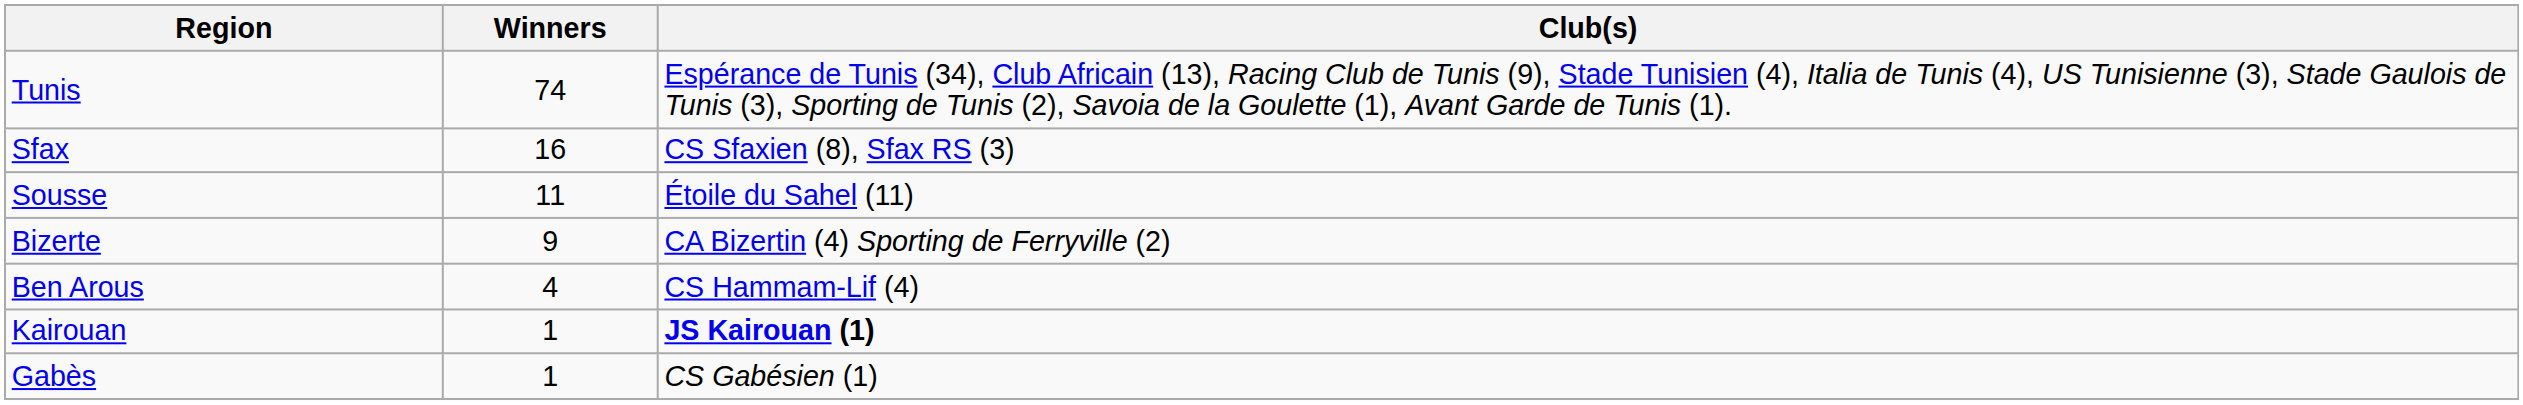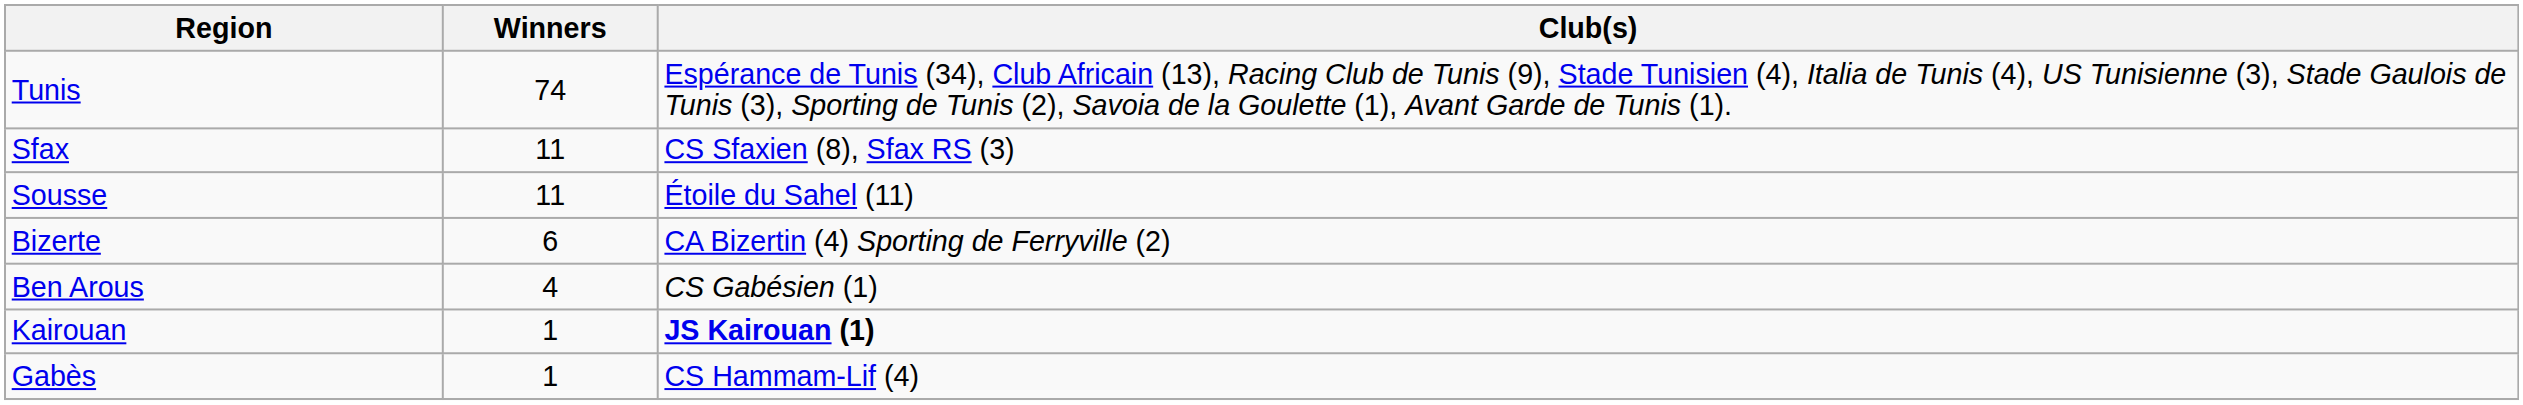(550, 150) 16 -> (550, 150) 11
(550, 241) 9 -> (550, 241) 6
(792, 286) CS Hammam-Lif (4) -> (771, 286) CS Gabésien (1)
(771, 377) CS Gabésien (1) -> (792, 377) CS Hammam-Lif (4)
